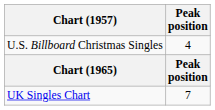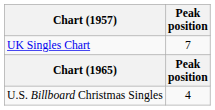rows swapped: (49, 95) <-> (85, 45)
